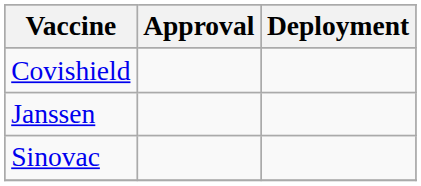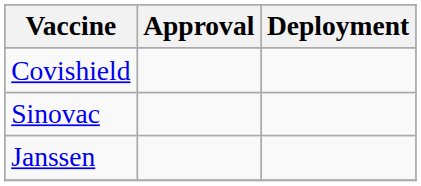rows swapped: (56, 157) <-> (53, 113)
